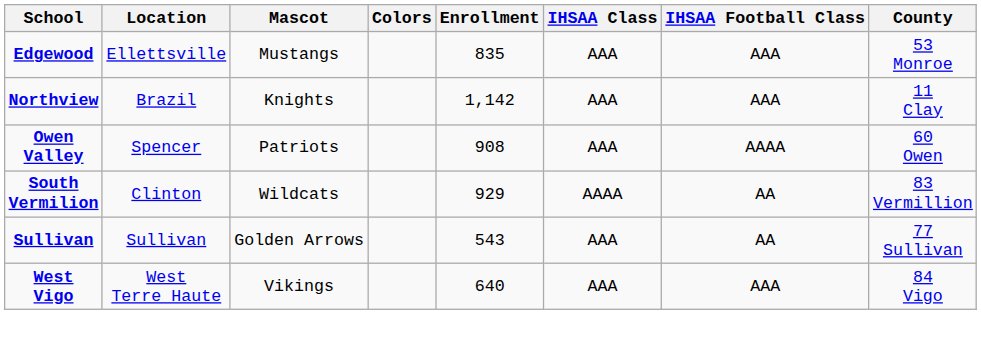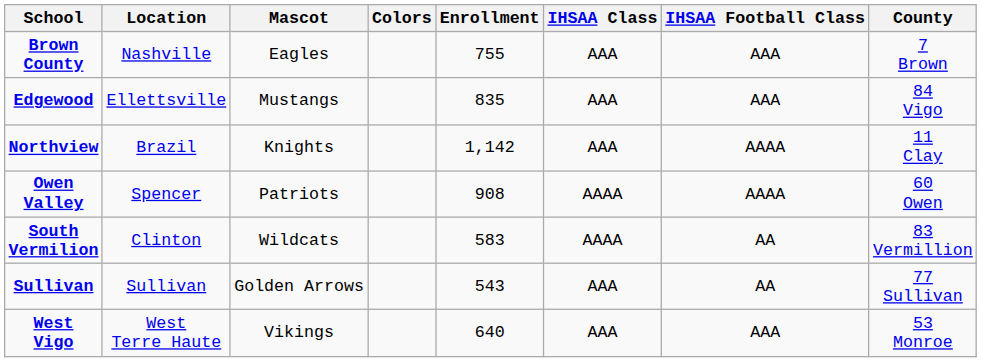+ row: (54, 55)
(923, 55) 53 Monroe -> (923, 101) 84 Vigo
(765, 101) AAA -> (765, 148) AAAA
(602, 148) AAA -> (602, 194) AAAA
(490, 194) 929 -> (490, 240) 583
(923, 287) 84 Vigo -> (923, 333) 53 Monroe
